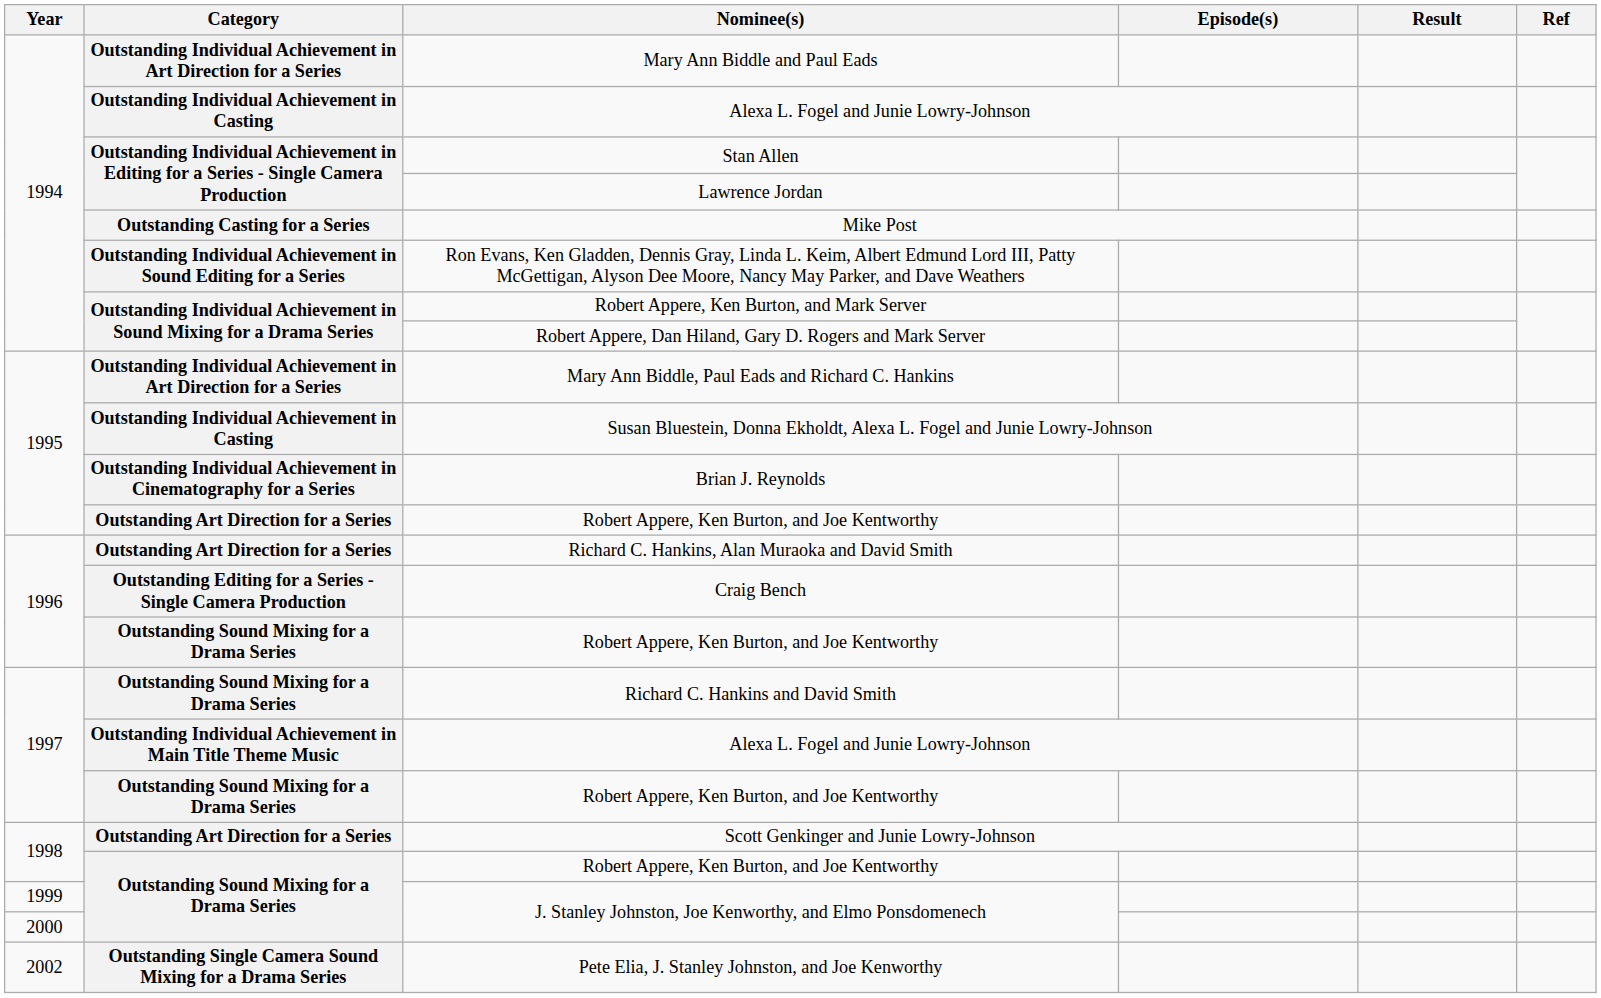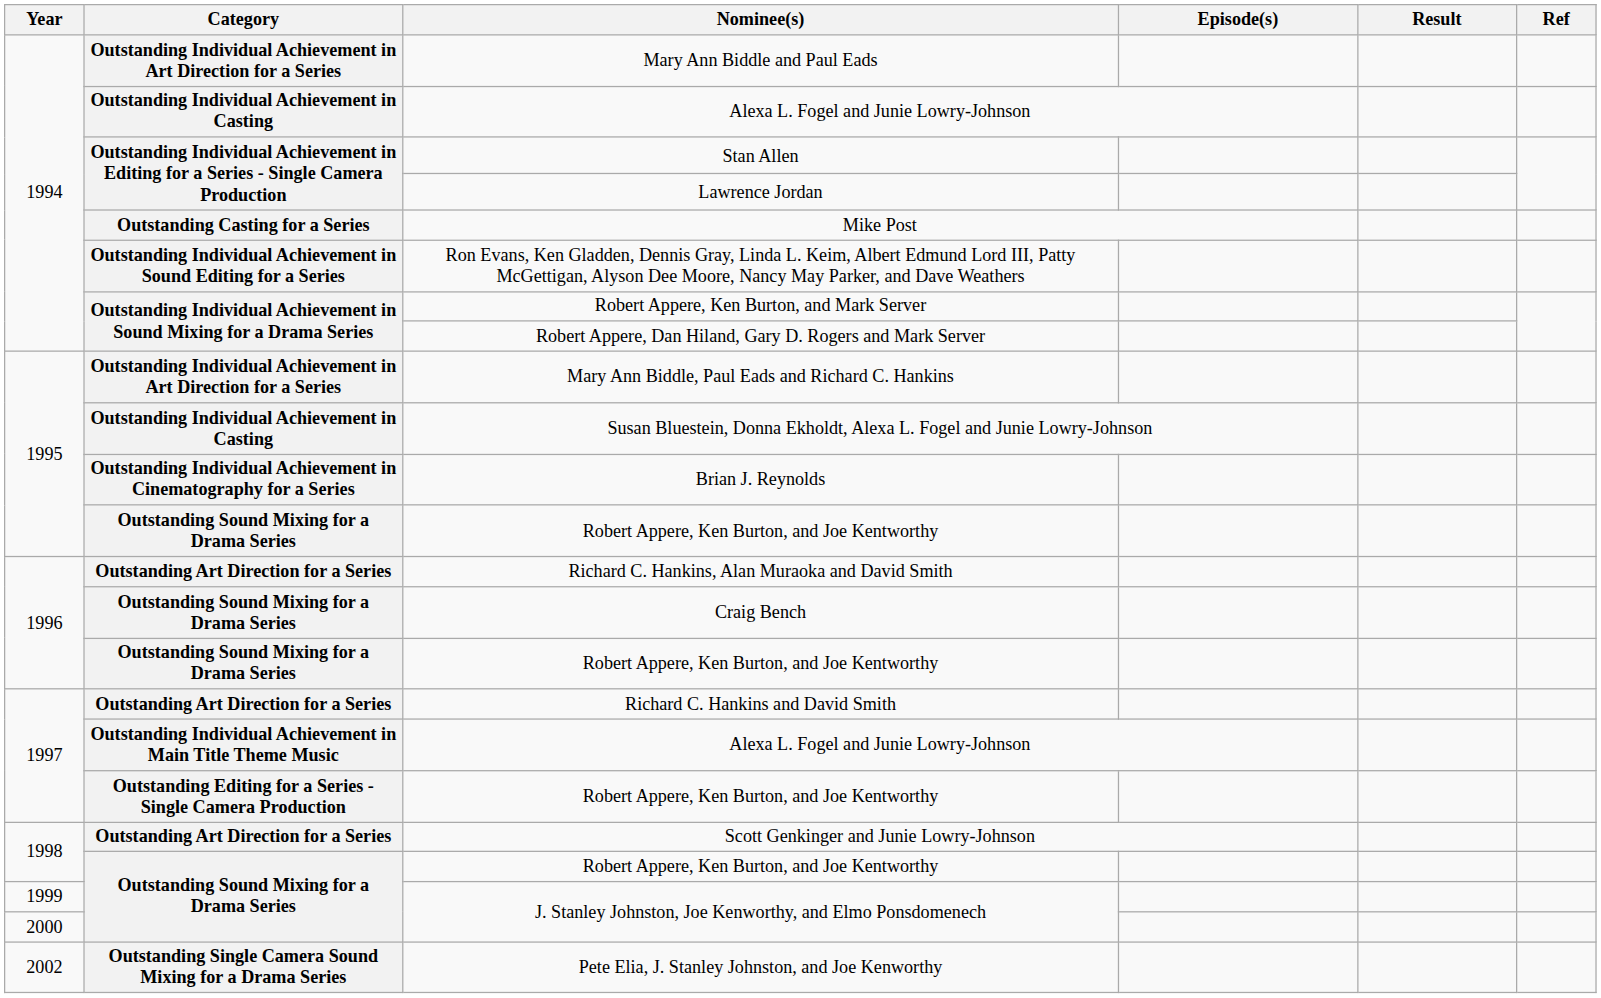(243, 520) Outstanding Art Direction for a Series -> (243, 531) Outstanding Sound Mixing for a Drama Series
(243, 590) Outstanding Editing for a Series - Single Camera Production -> (243, 612) Outstanding Sound Mixing for a Drama Series
(243, 693) Outstanding Sound Mixing for a Drama Series -> (243, 704) Outstanding Art Direction for a Series
(243, 796) Outstanding Sound Mixing for a Drama Series -> (243, 796) Outstanding Editing for a Series - Single Camera Production
